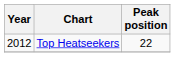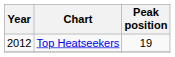(146, 43) 22 -> (146, 43) 19
